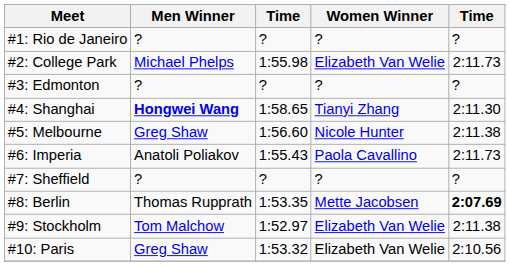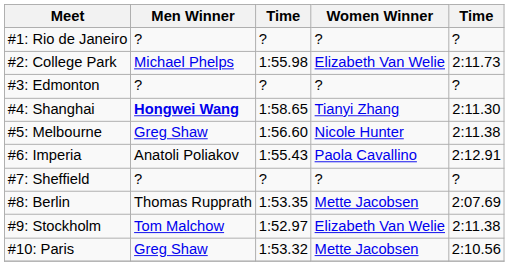(477, 156) 2:11.73 -> (476, 156) 2:12.91
(477, 202) bold -> (476, 202) normal
(380, 249) Elizabeth Van Welie -> (367, 249) Mette Jacobsen
